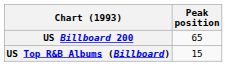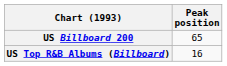(197, 53) 15 -> (197, 53) 16
